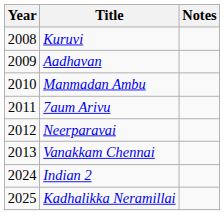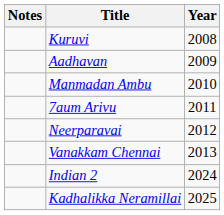columns swapped: (22, 15) <-> (199, 15)
